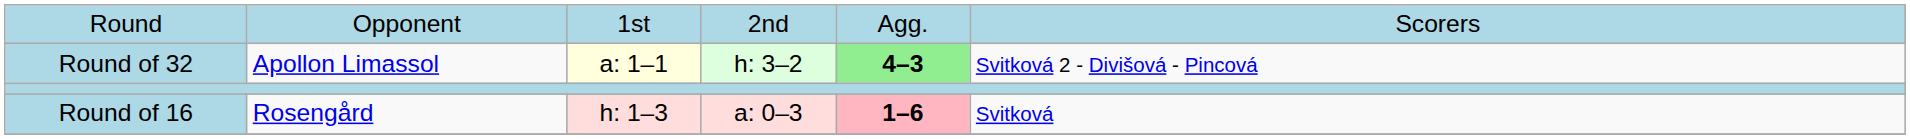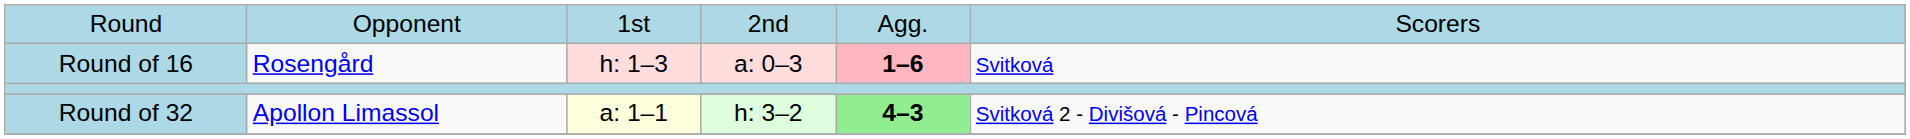rows swapped: (126, 63) <-> (126, 113)
